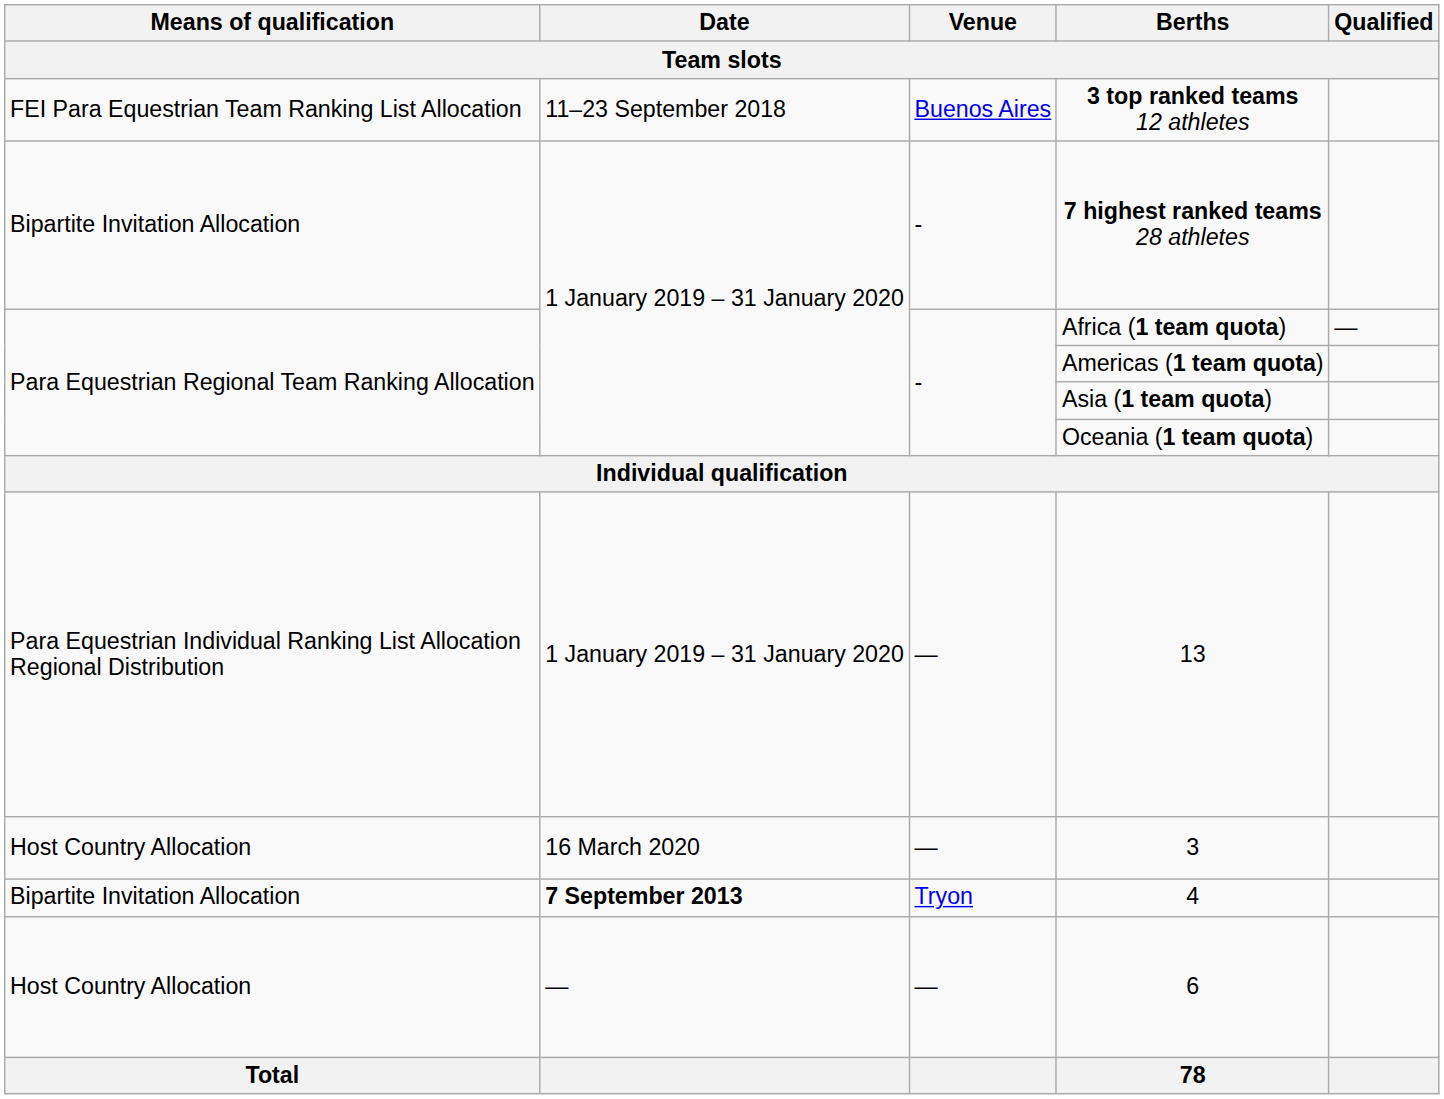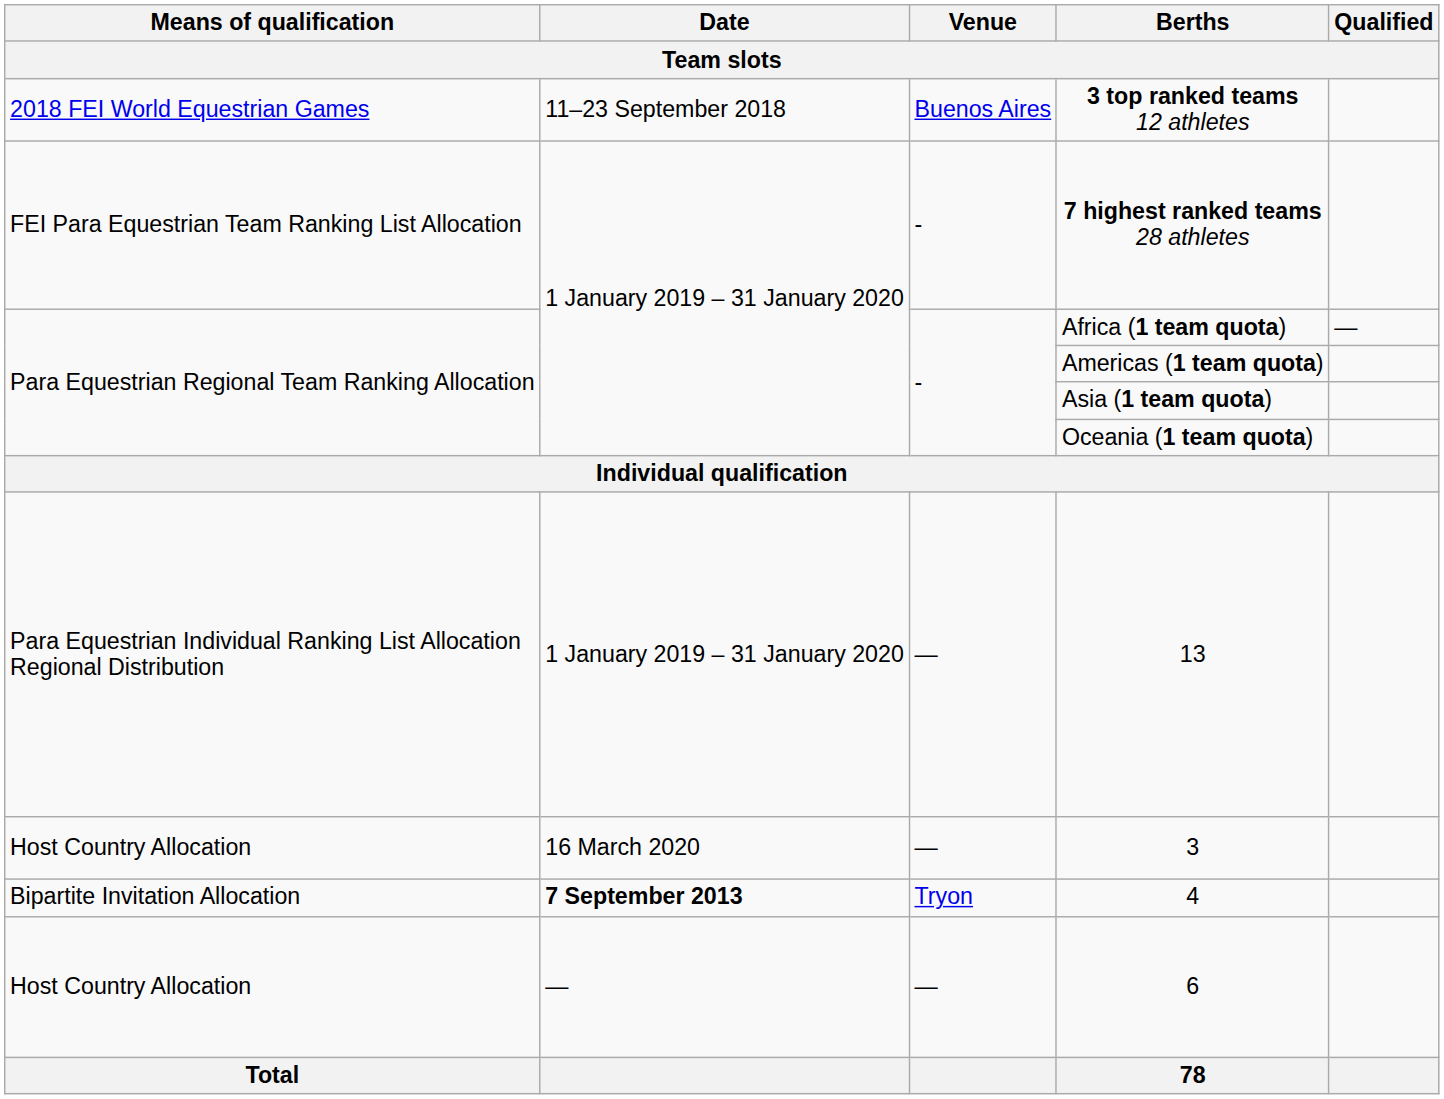(266, 109) FEI Para Equestrian Team Ranking List Allocation -> (190, 109) 2018 FEI World Equestrian Games
(155, 224) Bipartite Invitation Allocation -> (266, 224) FEI Para Equestrian Team Ranking List Allocation
